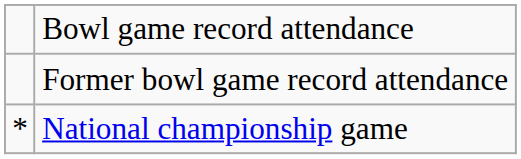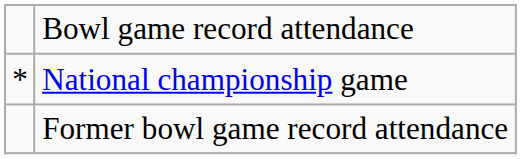rows swapped: (275, 78) <-> (225, 128)
